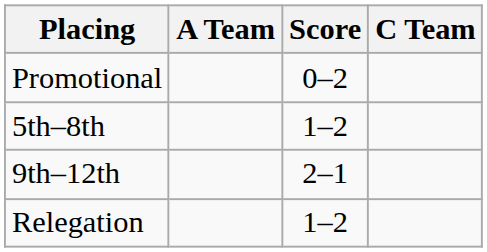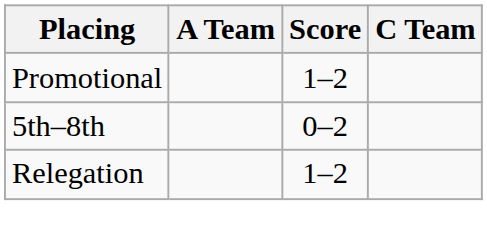(325, 77) 0–2 -> (325, 77) 1–2
(325, 125) 1–2 -> (325, 125) 0–2
- row: (66, 173)
